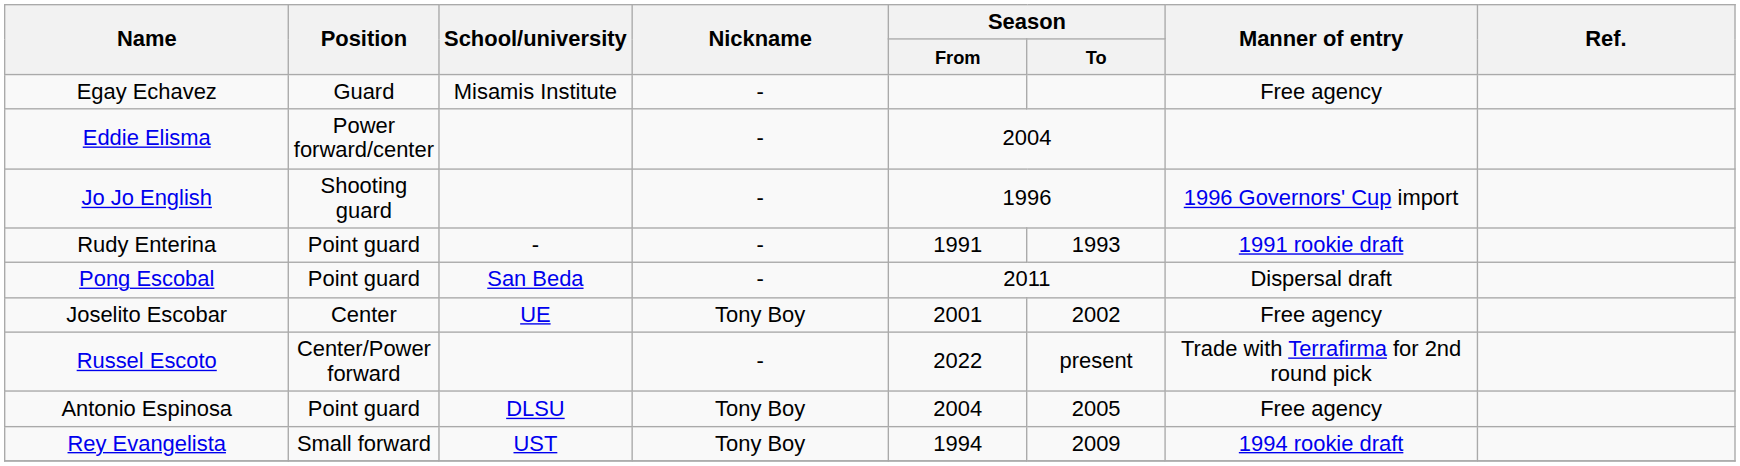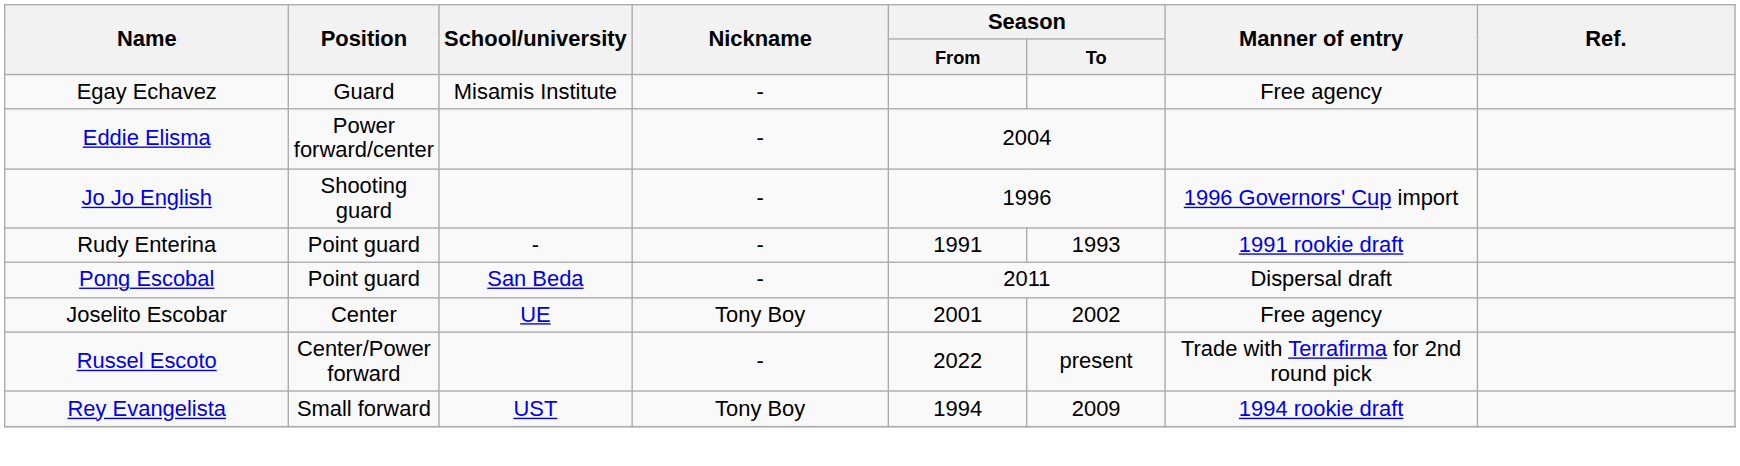- row: (147, 408)
